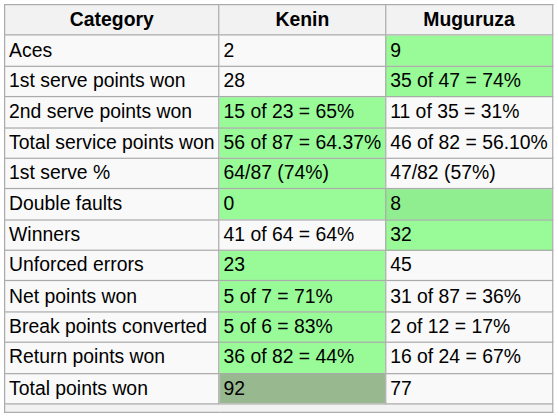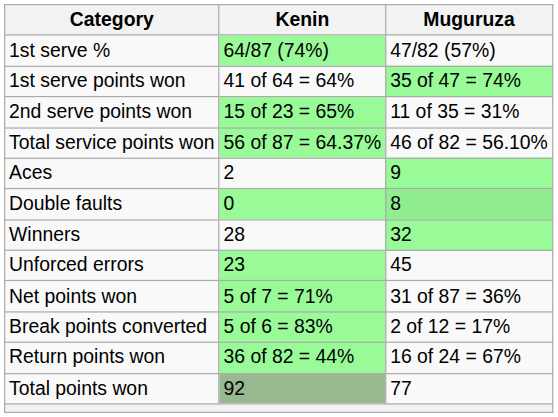rows swapped: (60, 173) <-> (31, 50)
(234, 81) 28 -> (289, 81) 41 of 64 = 64%
(289, 234) 41 of 64 = 64% -> (234, 234) 28
